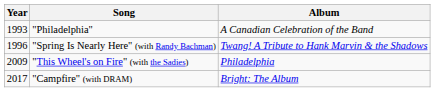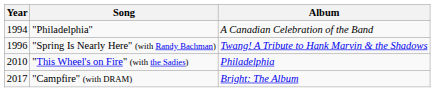(17, 29) 1993 -> (17, 29) 1994
(17, 62) 2009 -> (17, 62) 2010
